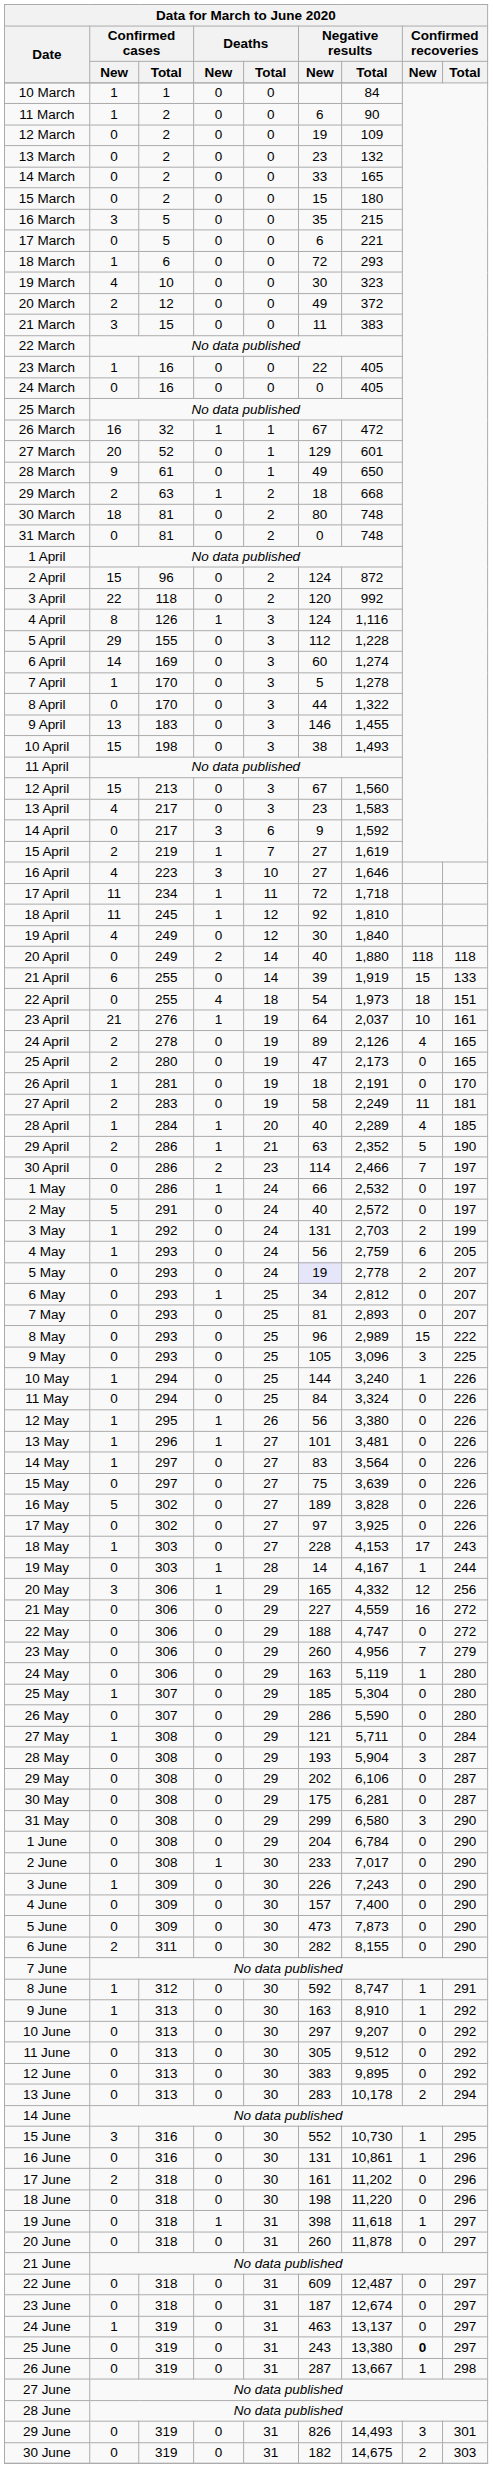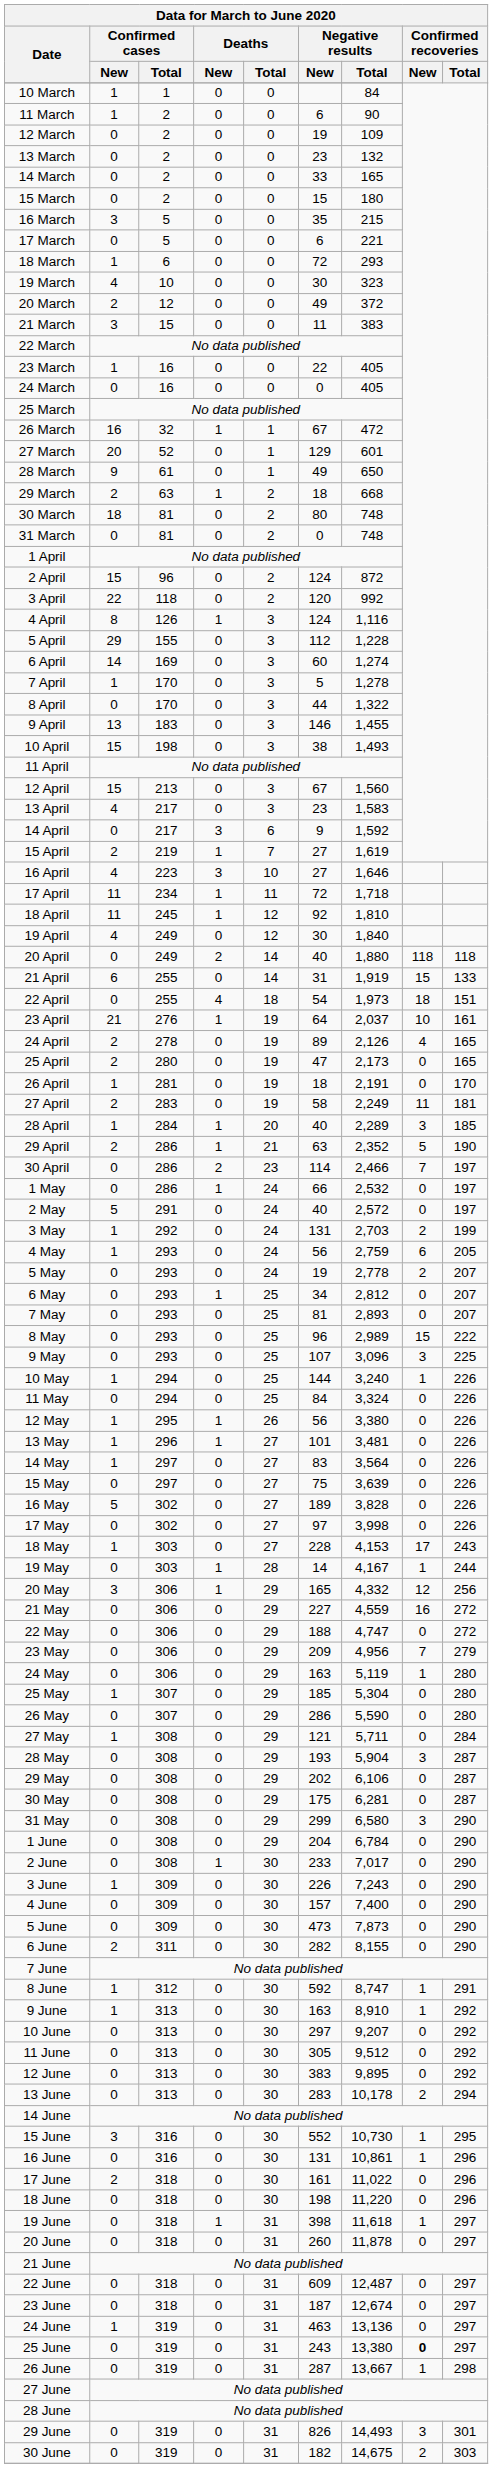(320, 978) 39 -> (320, 978) 31
(423, 1125) 4 -> (423, 1125) 3
(320, 1273) lavender background -> (320, 1273) no background
(320, 1357) 105 -> (320, 1357) 107
(372, 1525) 3,925 -> (372, 1525) 3,998
(320, 1652) 260 -> (320, 1652) 209
(372, 2179) 11,202 -> (372, 2179) 11,022
(372, 2326) 13,137 -> (372, 2326) 13,136
